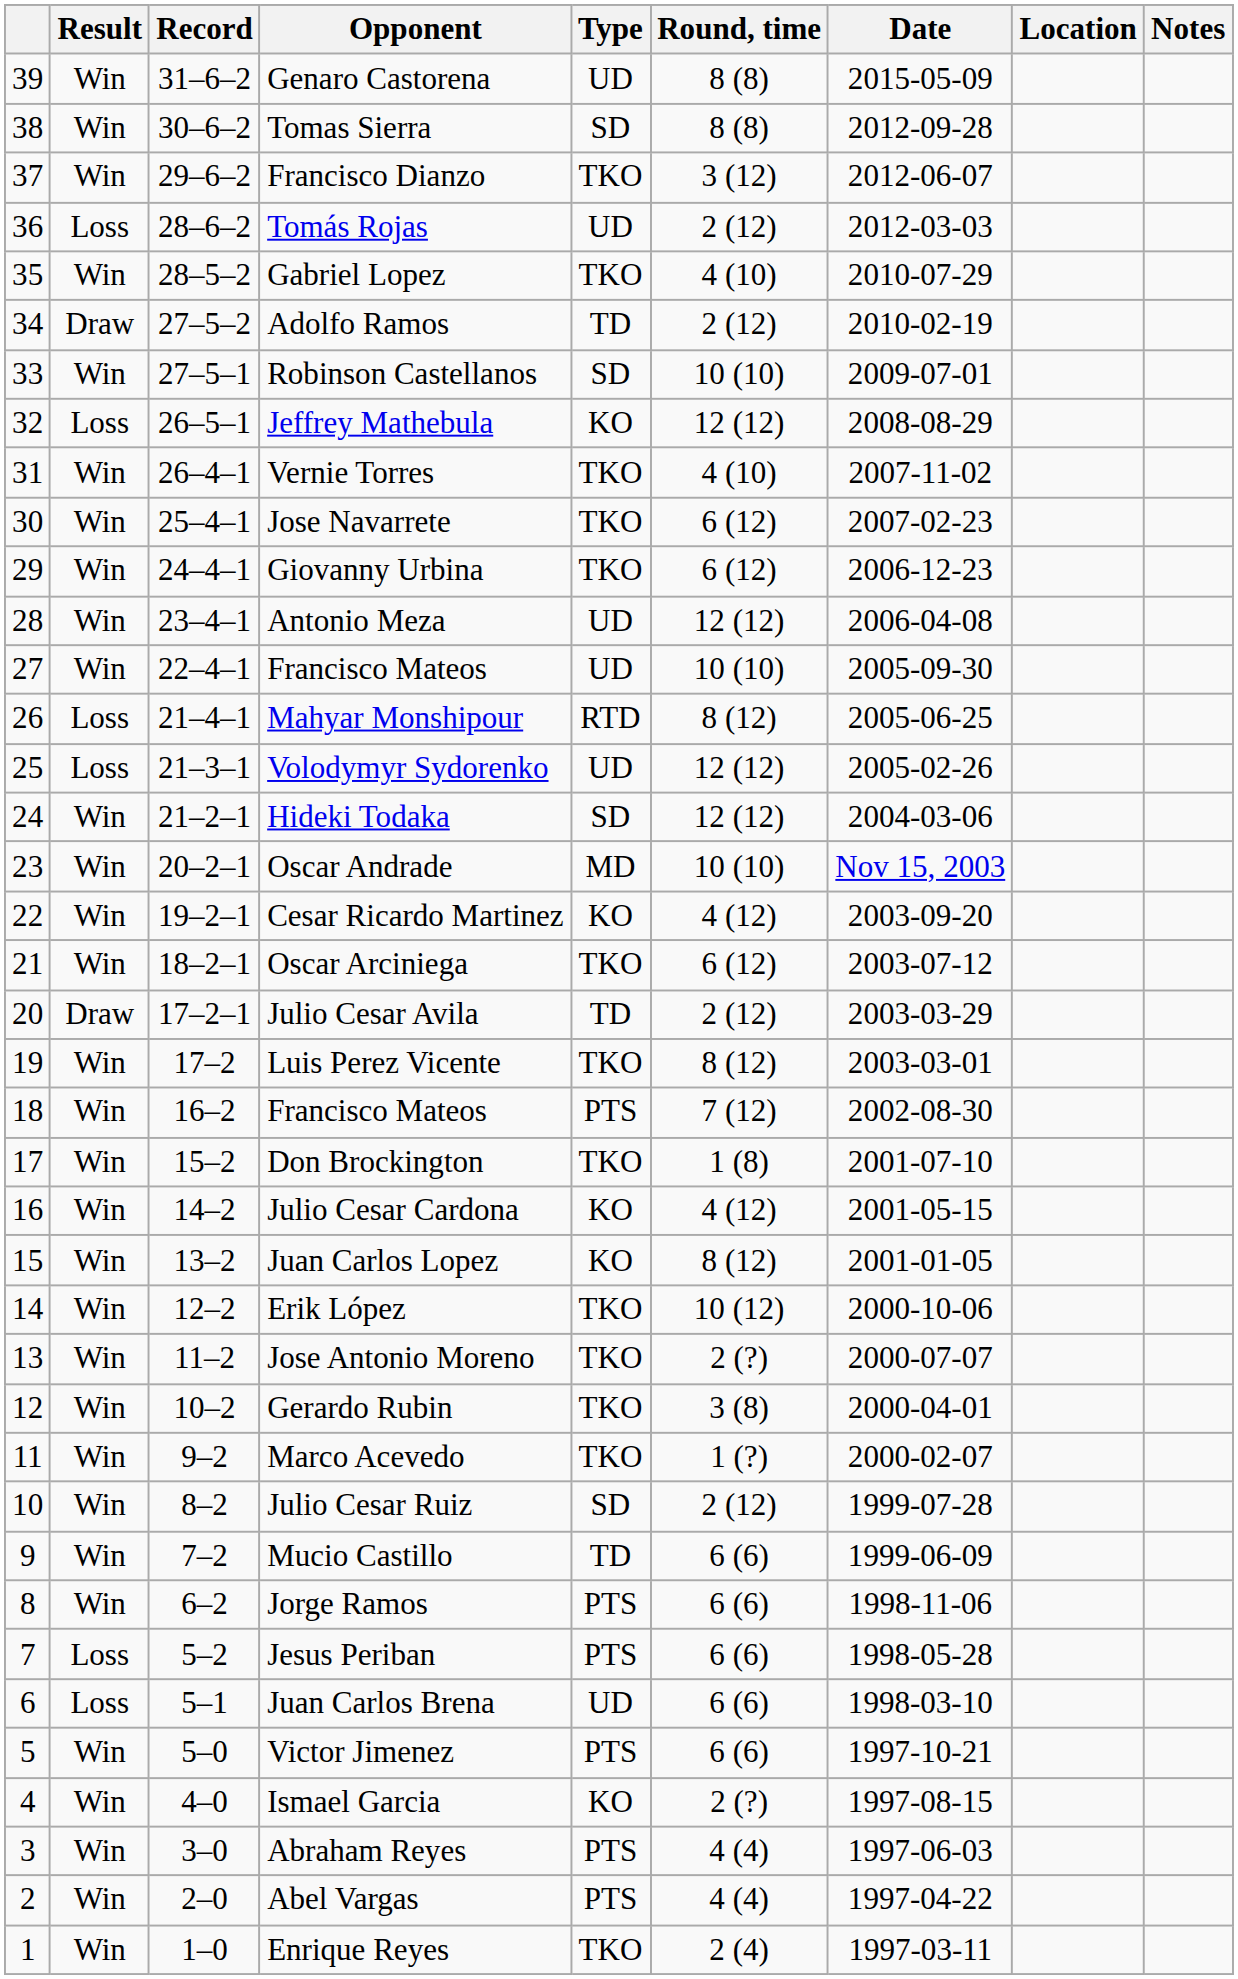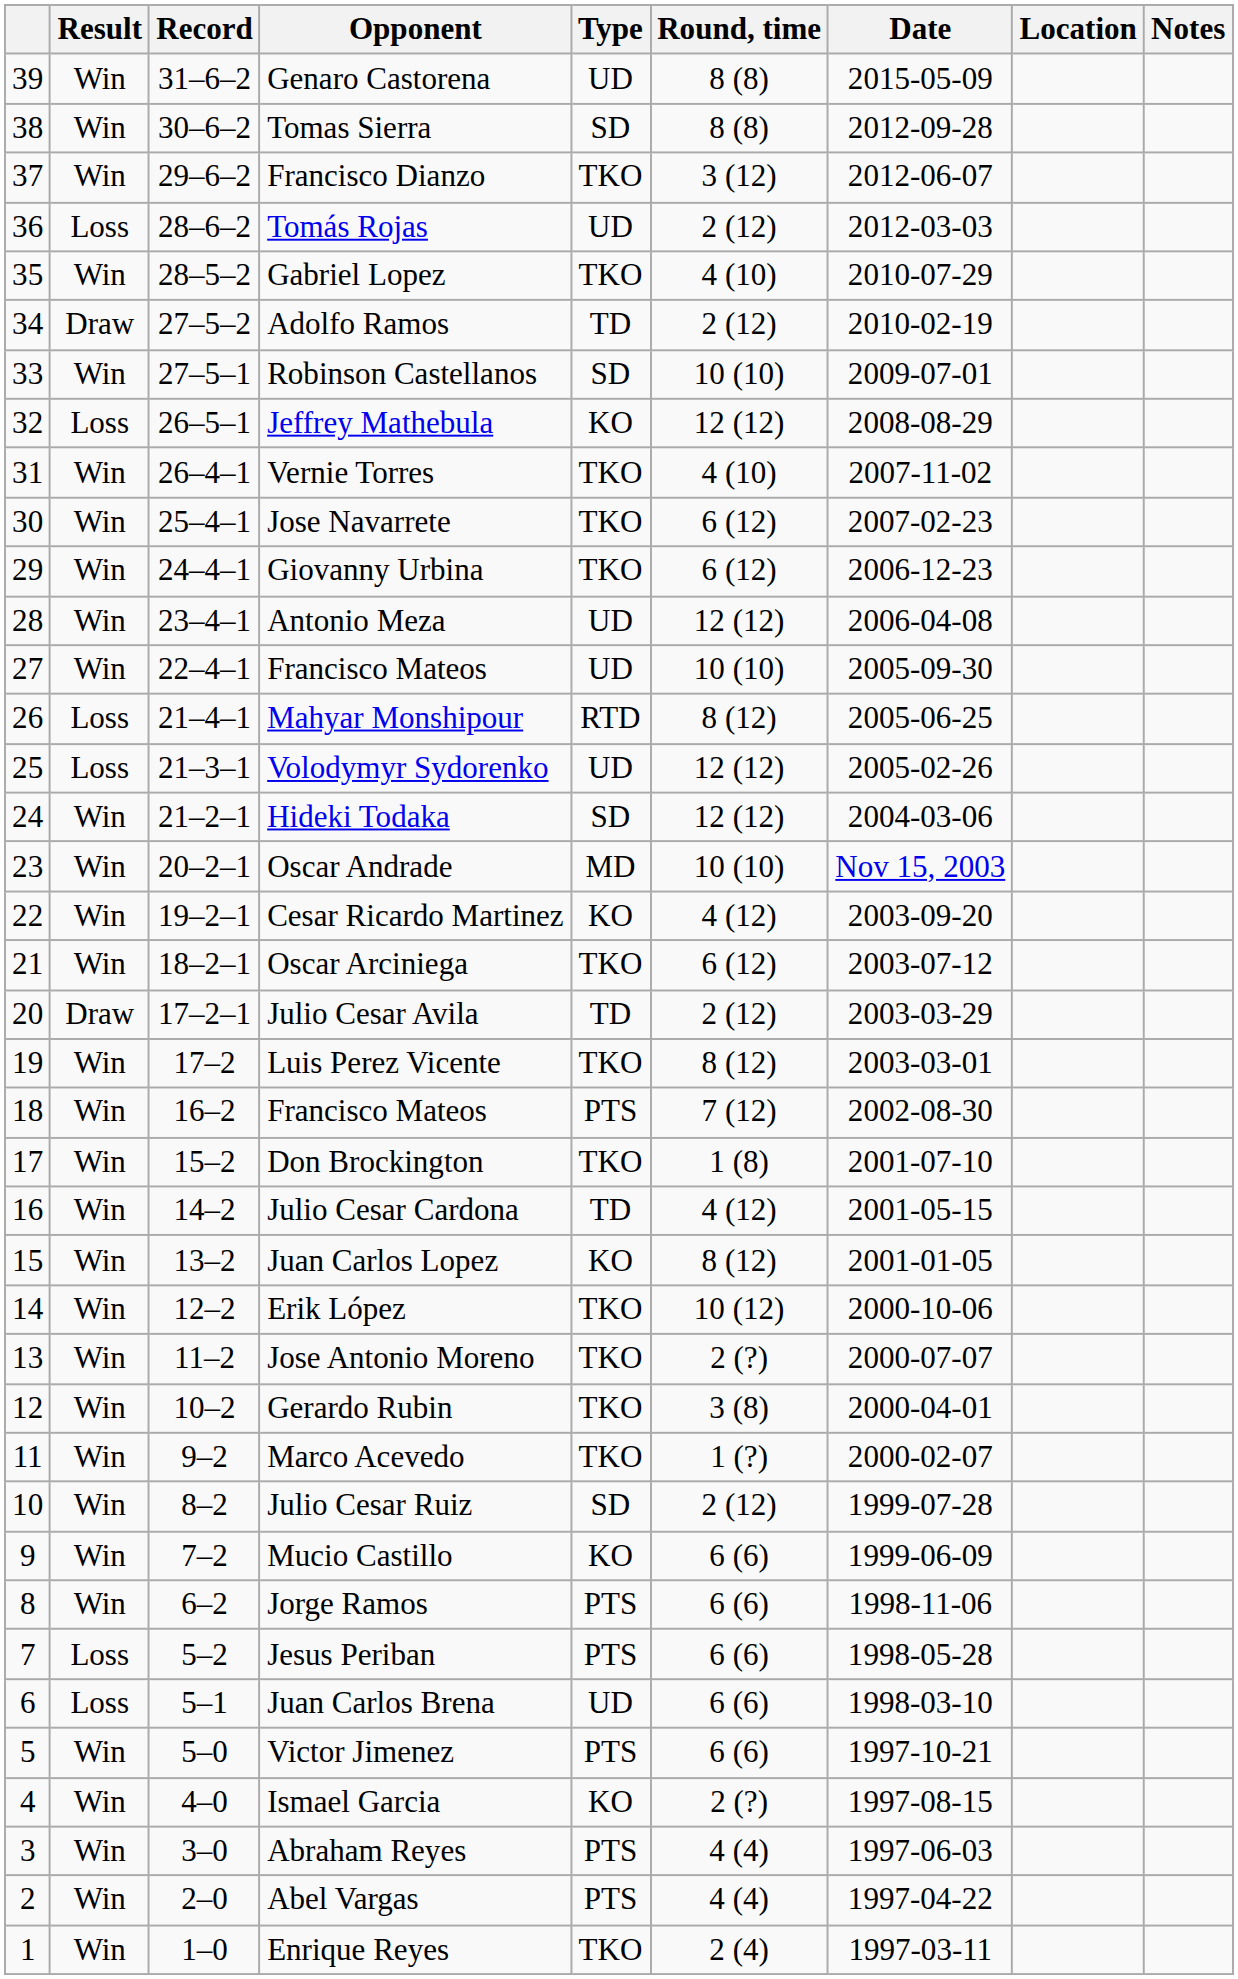(610, 1210) KO -> (610, 1210) TD
(610, 1555) TD -> (610, 1555) KO
